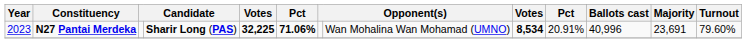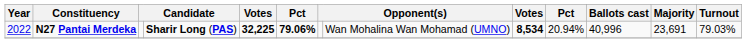(19, 30) 2023 -> (19, 30) 2022
(297, 30) 71.06% -> (297, 30) 79.06%
(566, 30) 20.91% -> (566, 30) 20.94%
(717, 30) 79.60% -> (717, 30) 79.03%
